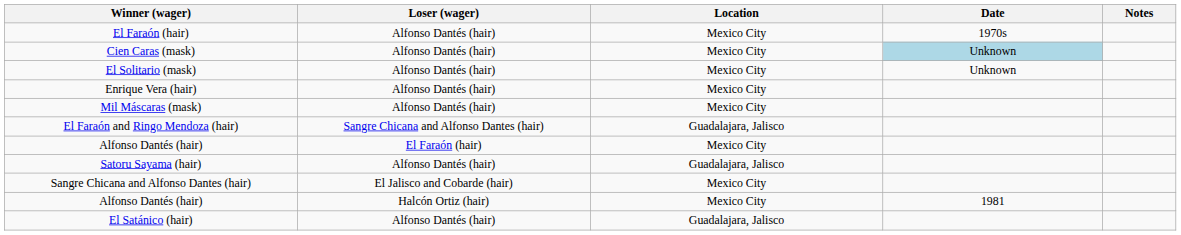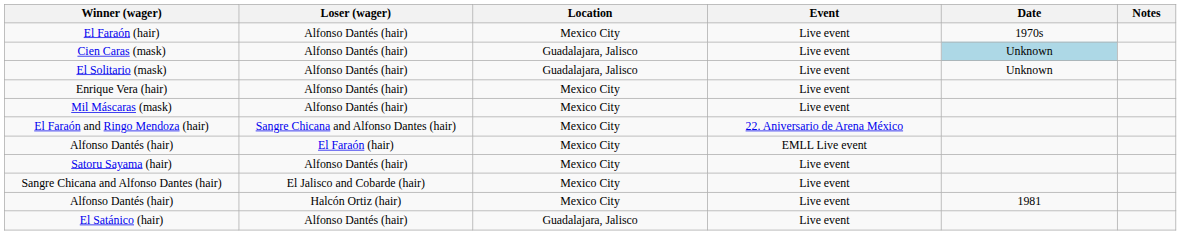+ column: (824, 13)
(737, 51) Mexico City -> (590, 51) Guadalajara, Jalisco
(737, 70) Mexico City -> (590, 70) Guadalajara, Jalisco
(737, 126) Guadalajara, Jalisco -> (590, 126) Mexico City
(737, 164) Guadalajara, Jalisco -> (590, 164) Mexico City
